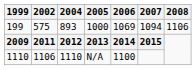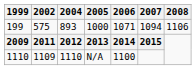(124, 27) 1069 -> (124, 27) 1071
(44, 57) 1106 -> (44, 57) 1109
